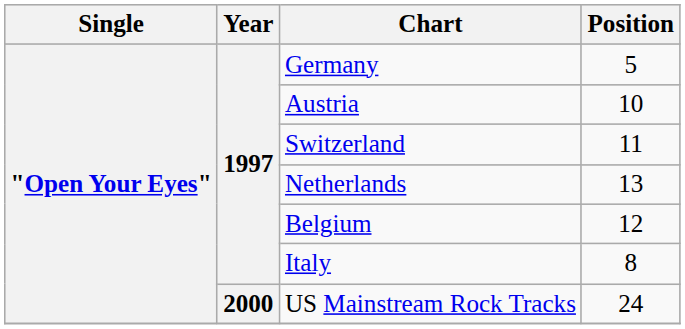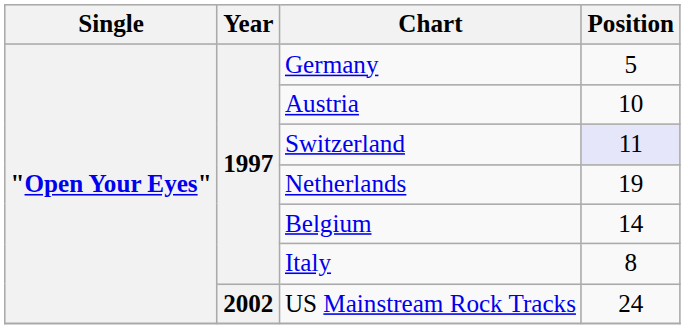(631, 143) no background -> (631, 143) lavender background
(631, 183) 13 -> (631, 183) 19
(631, 223) 12 -> (631, 223) 14
(248, 303) 2000 -> (248, 303) 2002
